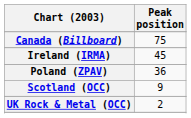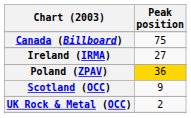(160, 56) 45 -> (160, 56) 27
(160, 72) no background -> (160, 72) gold background
